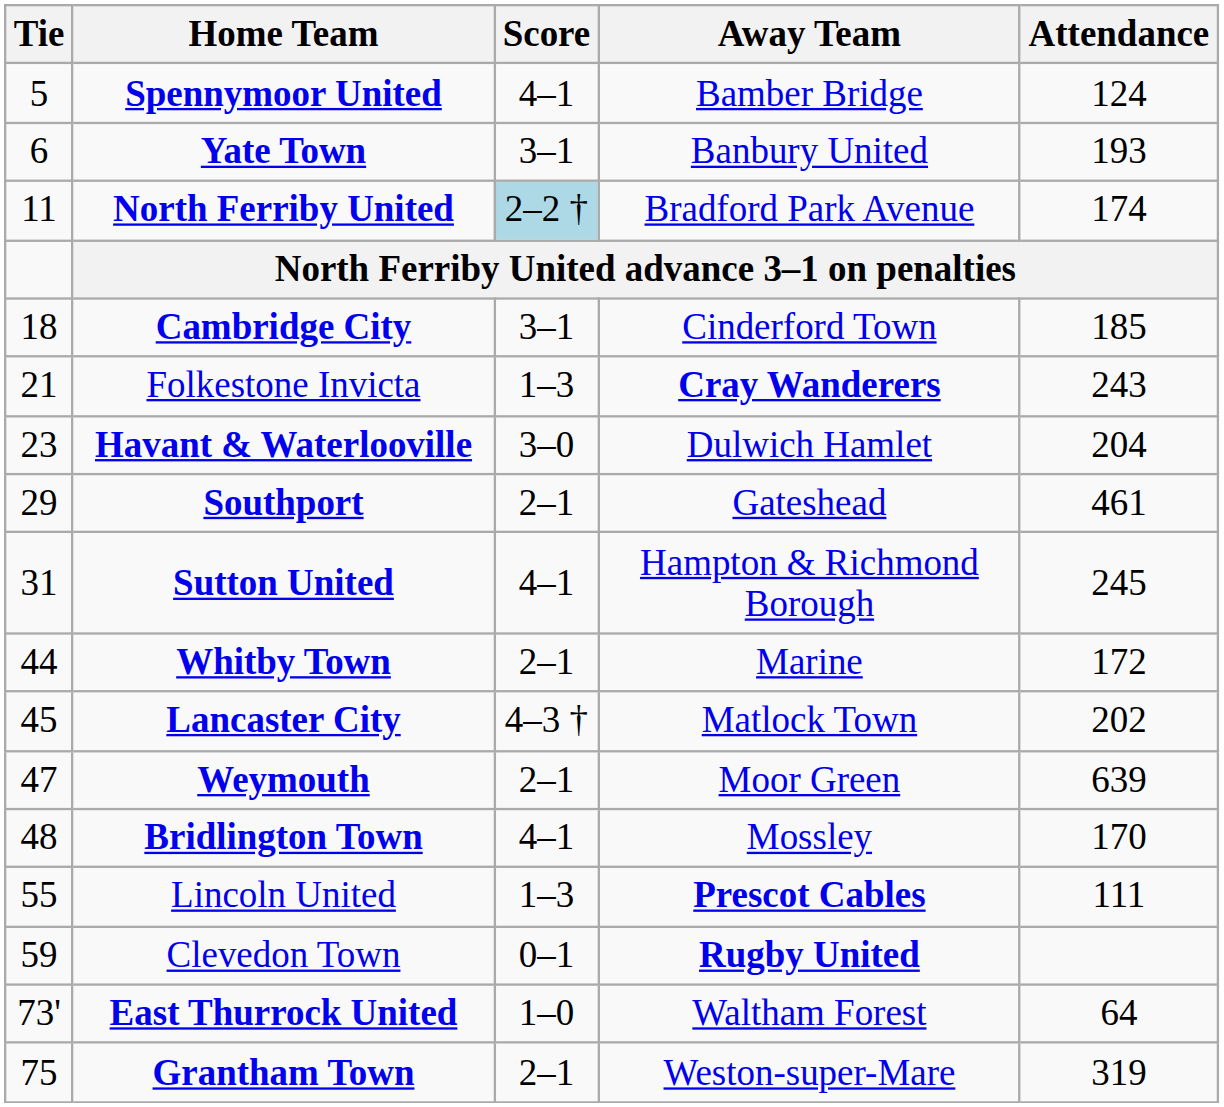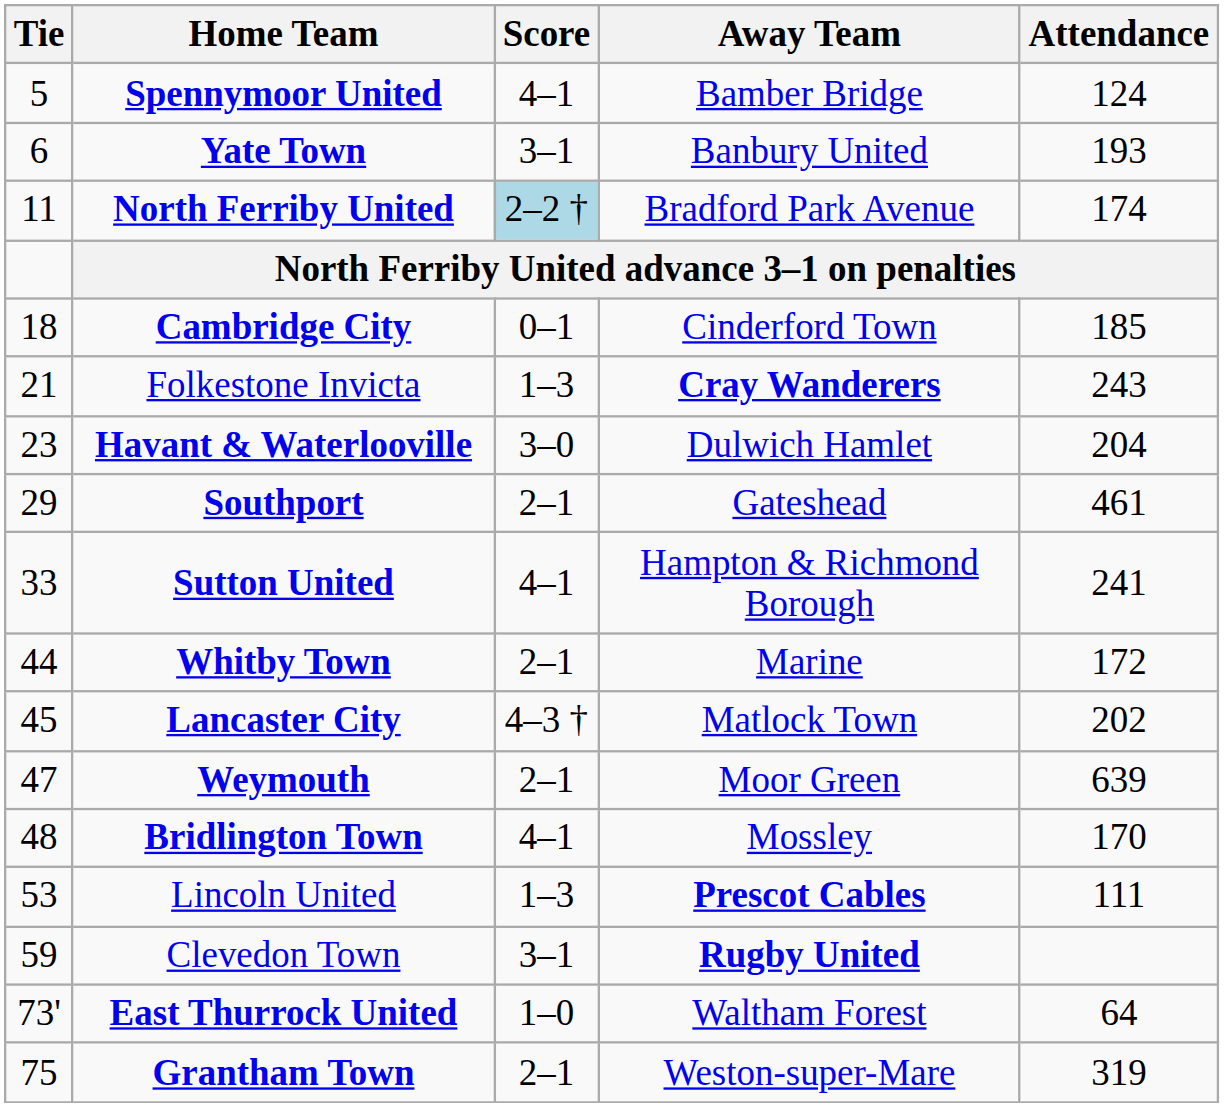(546, 326) 3–1 -> (546, 326) 0–1
(39, 582) 31 -> (39, 582) 33
(1119, 582) 245 -> (1119, 582) 241
(39, 896) 55 -> (39, 896) 53
(546, 954) 0–1 -> (546, 954) 3–1
